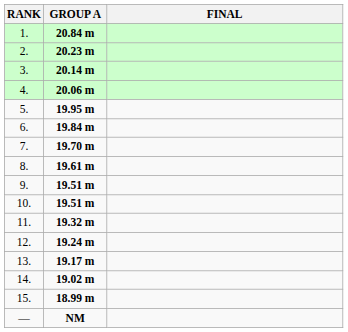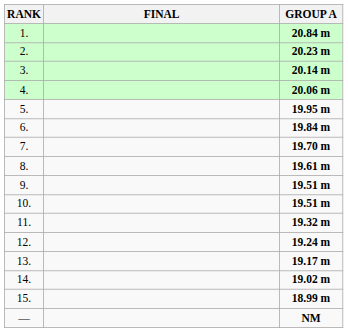columns swapped: (225, 14) <-> (75, 14)
